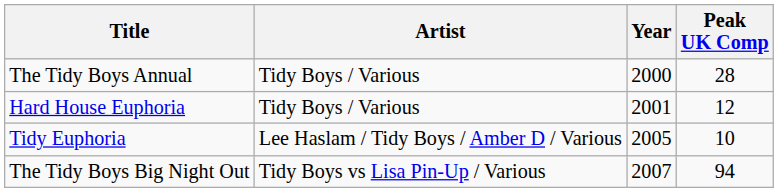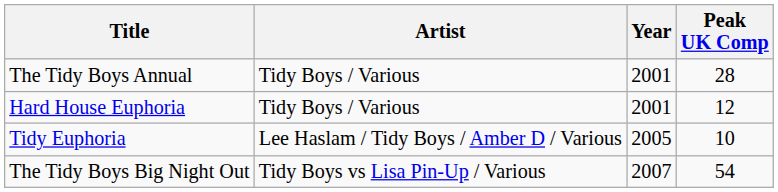(651, 75) 2000 -> (651, 75) 2001
(725, 171) 94 -> (725, 171) 54
